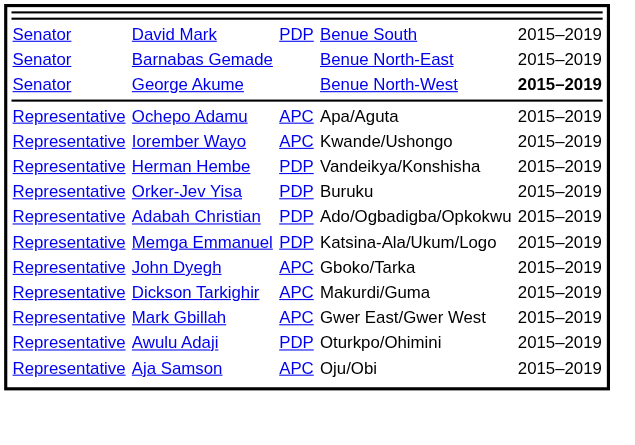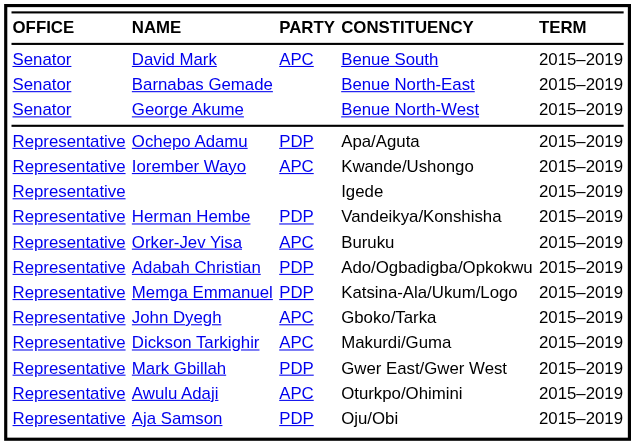+ row: (157, 28)
(296, 34) PDP -> (296, 59) APC
(560, 84) bold -> (581, 110) normal
(296, 116) APC -> (296, 141) PDP
+ row: (202, 192)
(296, 191) PDP -> (296, 242) APC
(296, 317) APC -> (296, 368) PDP
(296, 343) PDP -> (296, 393) APC
(296, 368) APC -> (296, 418) PDP
